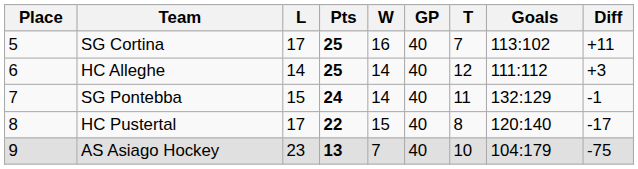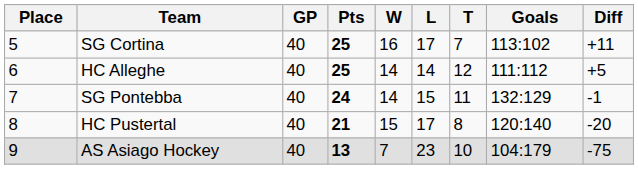columns swapped: (427, 17) <-> (301, 17)
(597, 71) +3 -> (597, 71) +5
(333, 124) 22 -> (341, 124) 21
(599, 124) -17 -> (599, 124) -20
